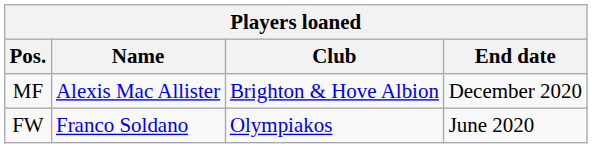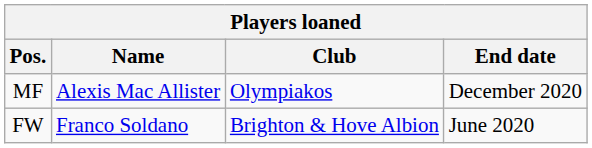(334, 91) Brighton & Hove Albion -> (281, 91) Olympiakos
(281, 125) Olympiakos -> (334, 125) Brighton & Hove Albion
